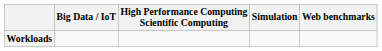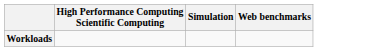- column: (86, 17)
